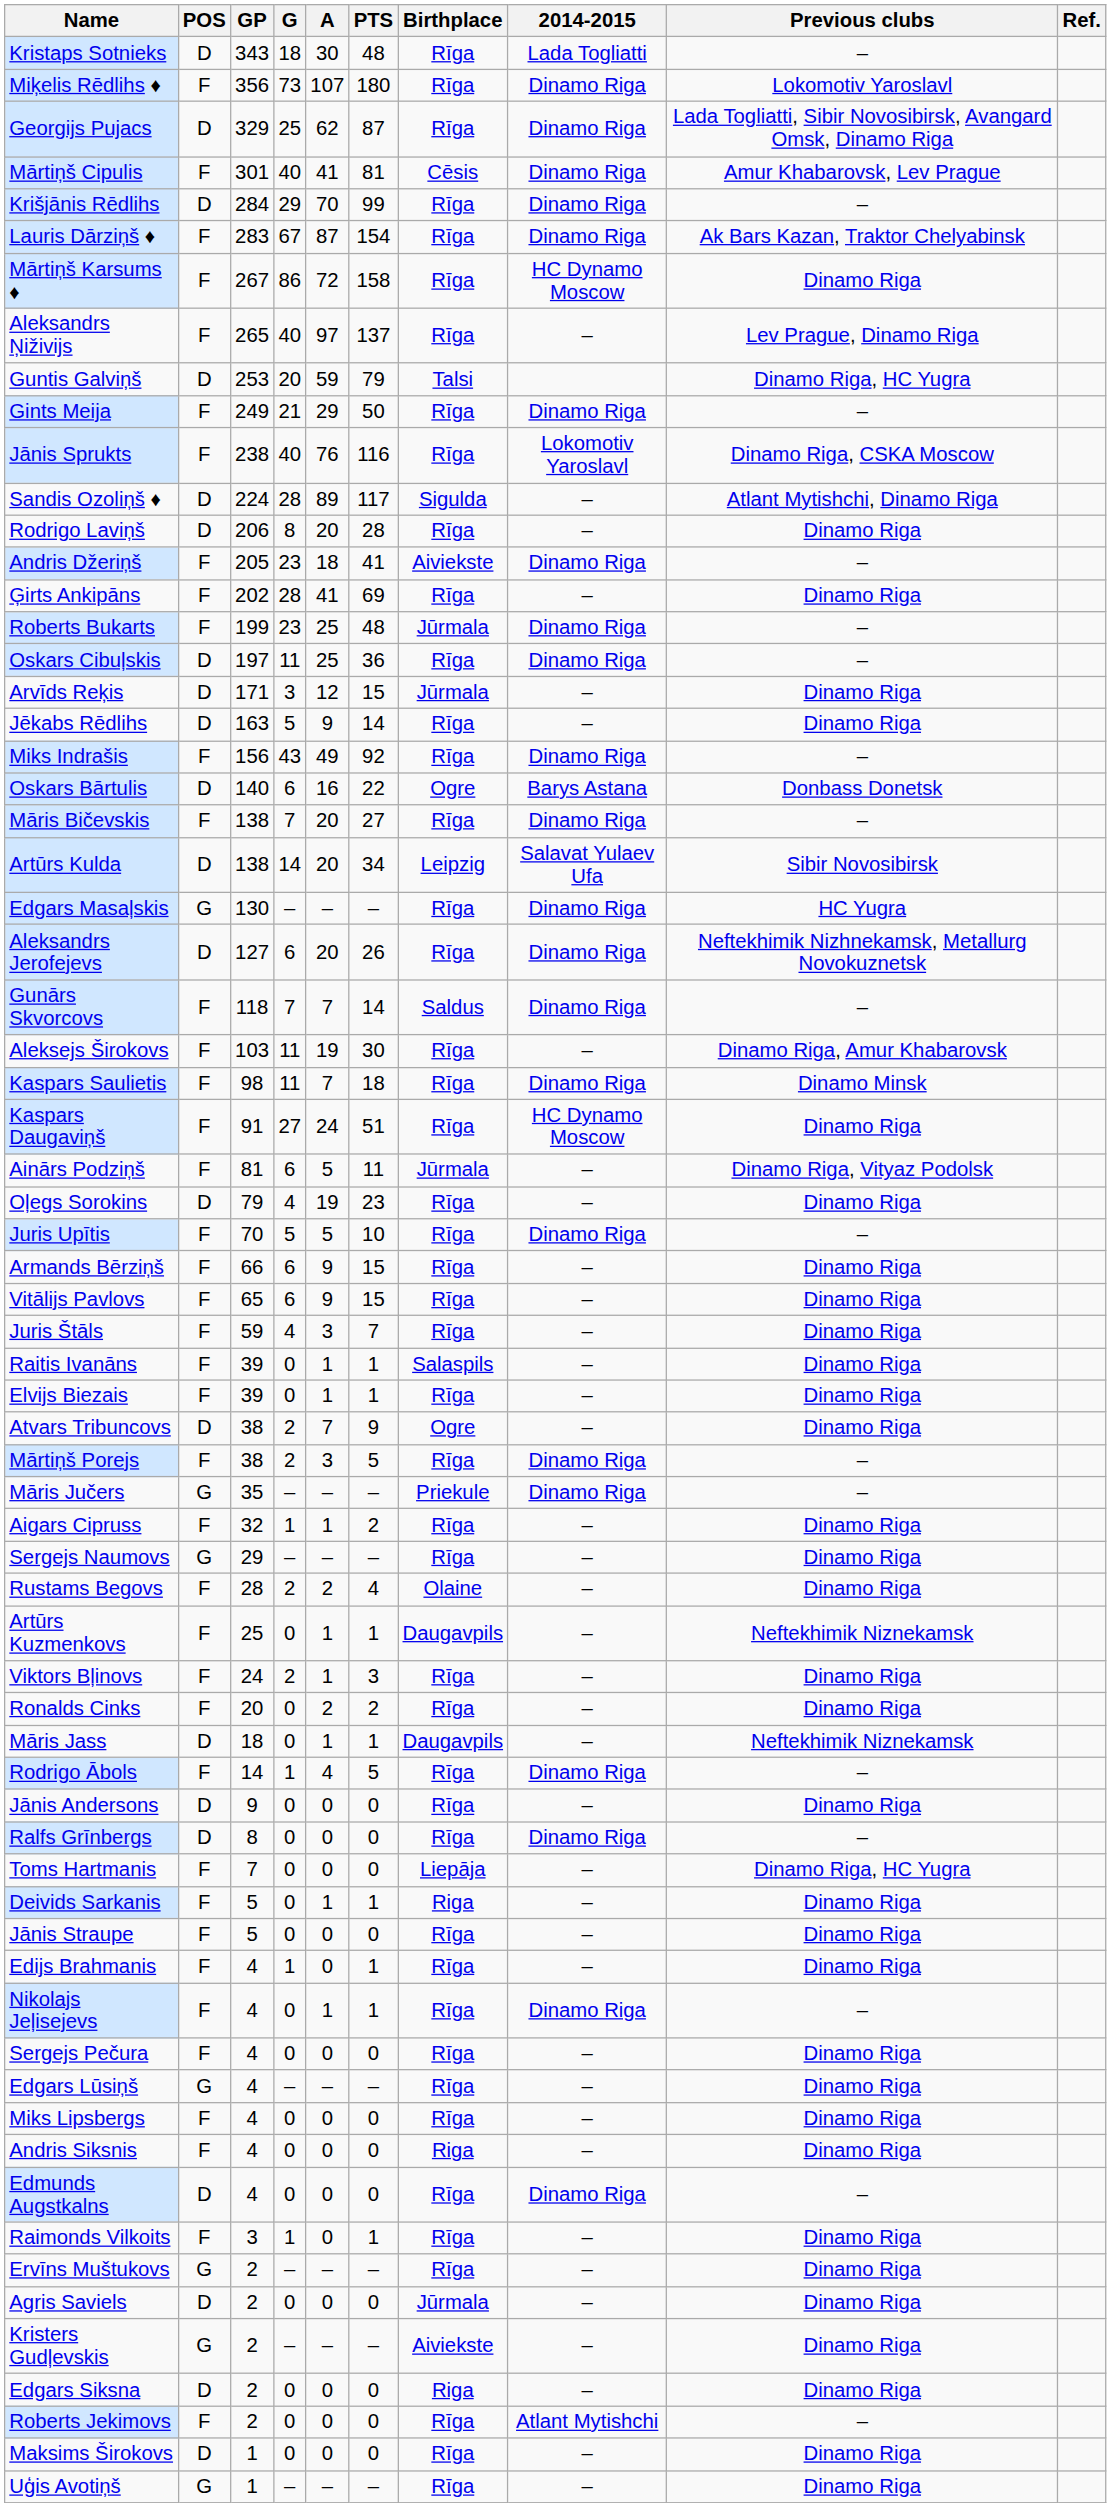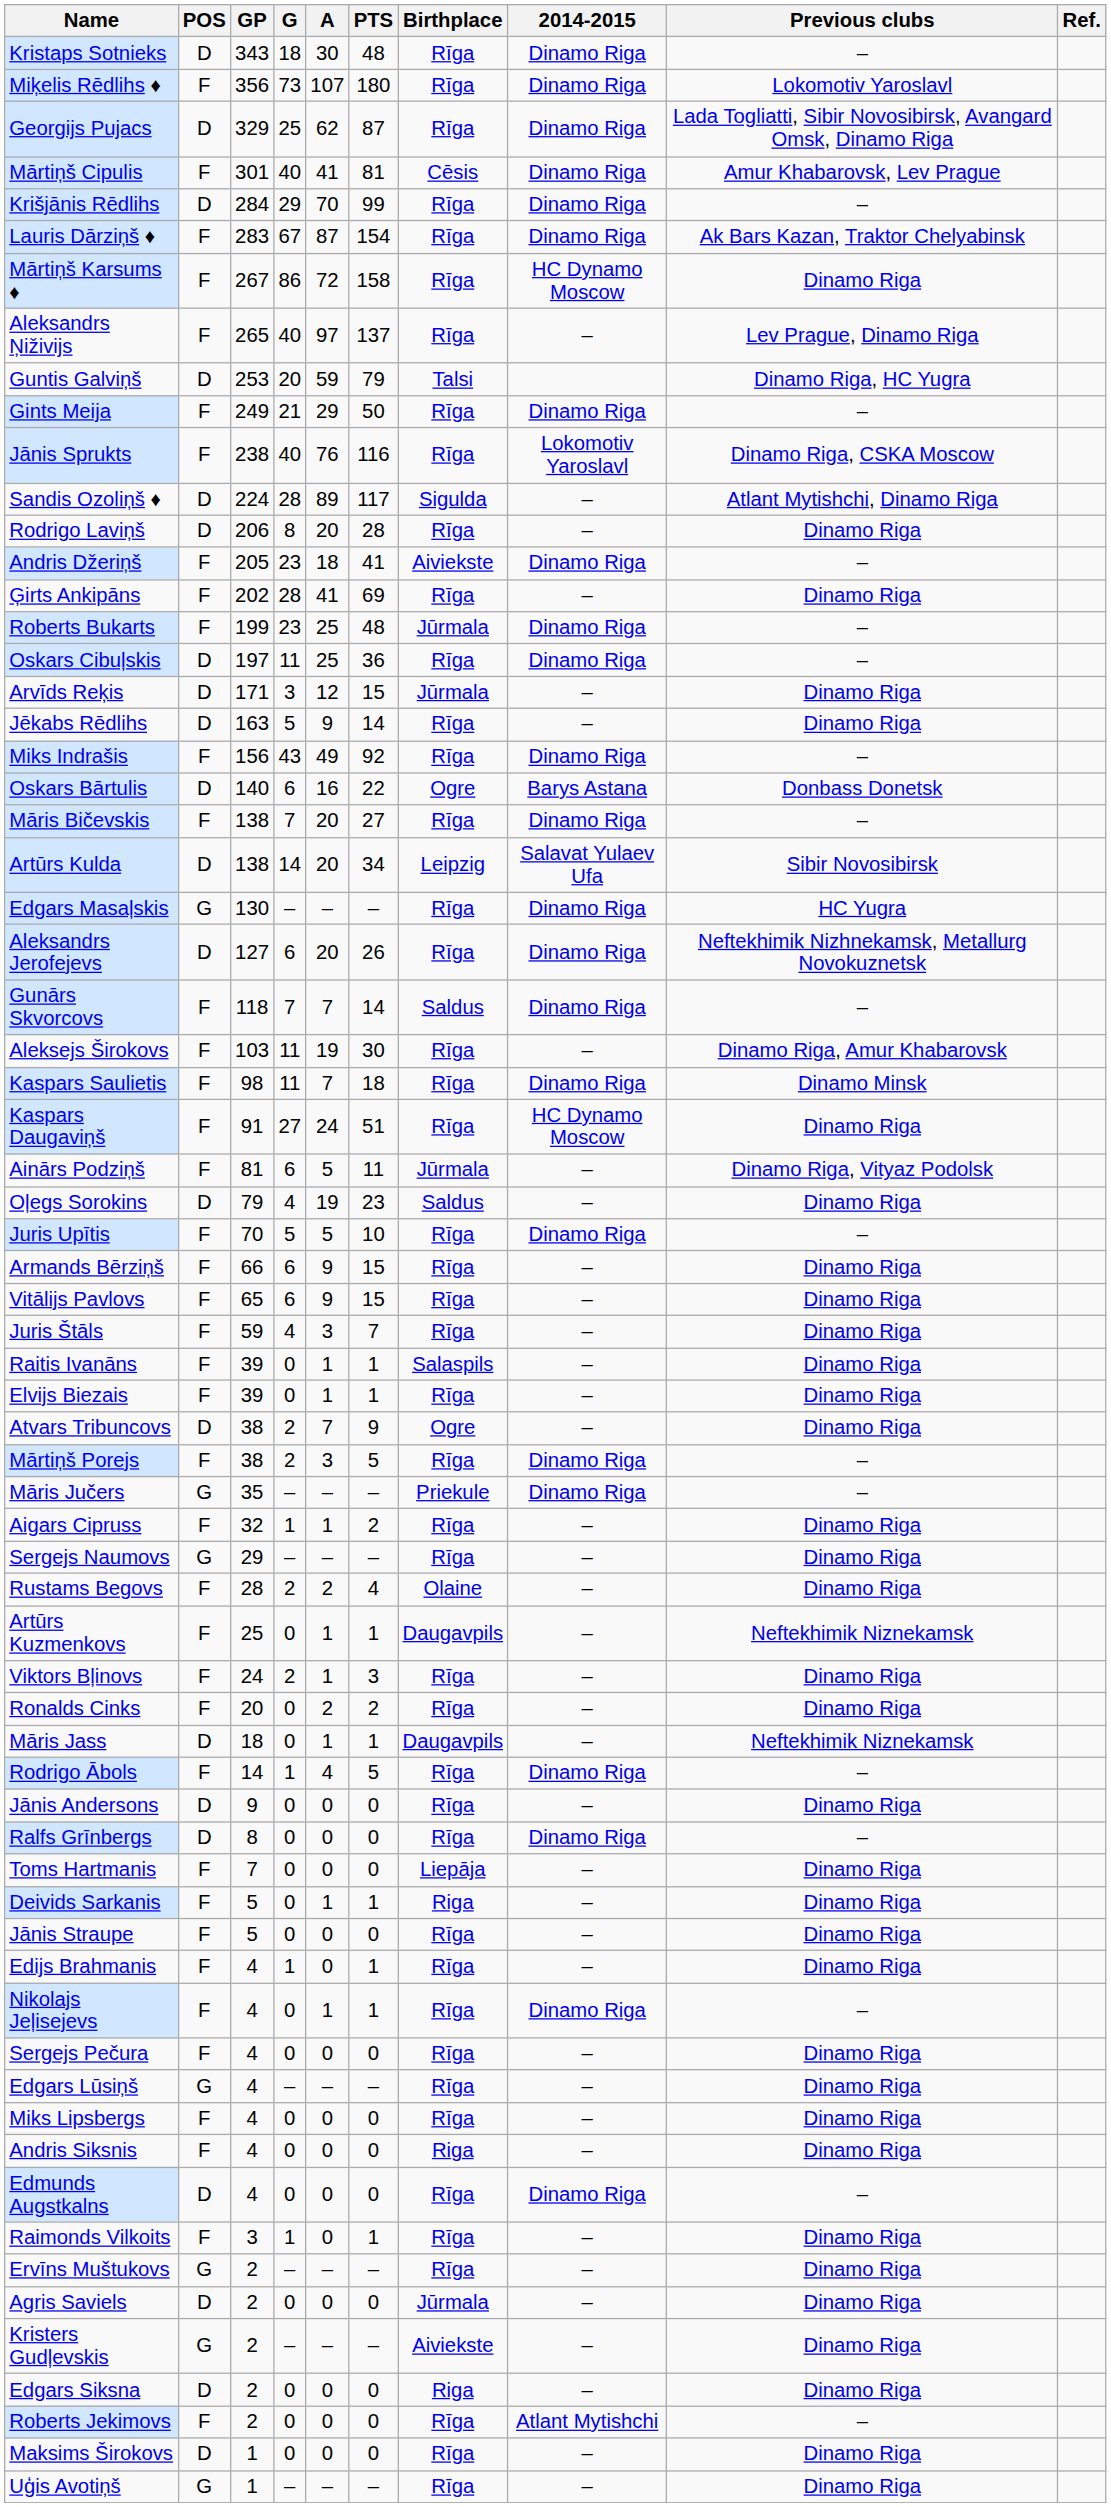(587, 52) Lada Togliatti -> (587, 52) Dinamo Riga
(453, 1202) Rīga -> (453, 1202) Saldus
(862, 1869) Dinamo Riga, HC Yugra -> (862, 1869) Dinamo Riga
